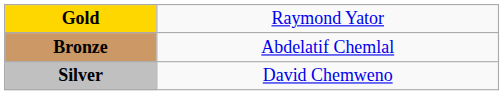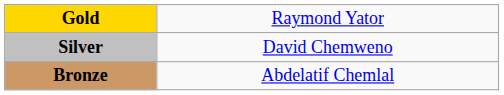rows swapped: (81, 75) <-> (81, 47)
